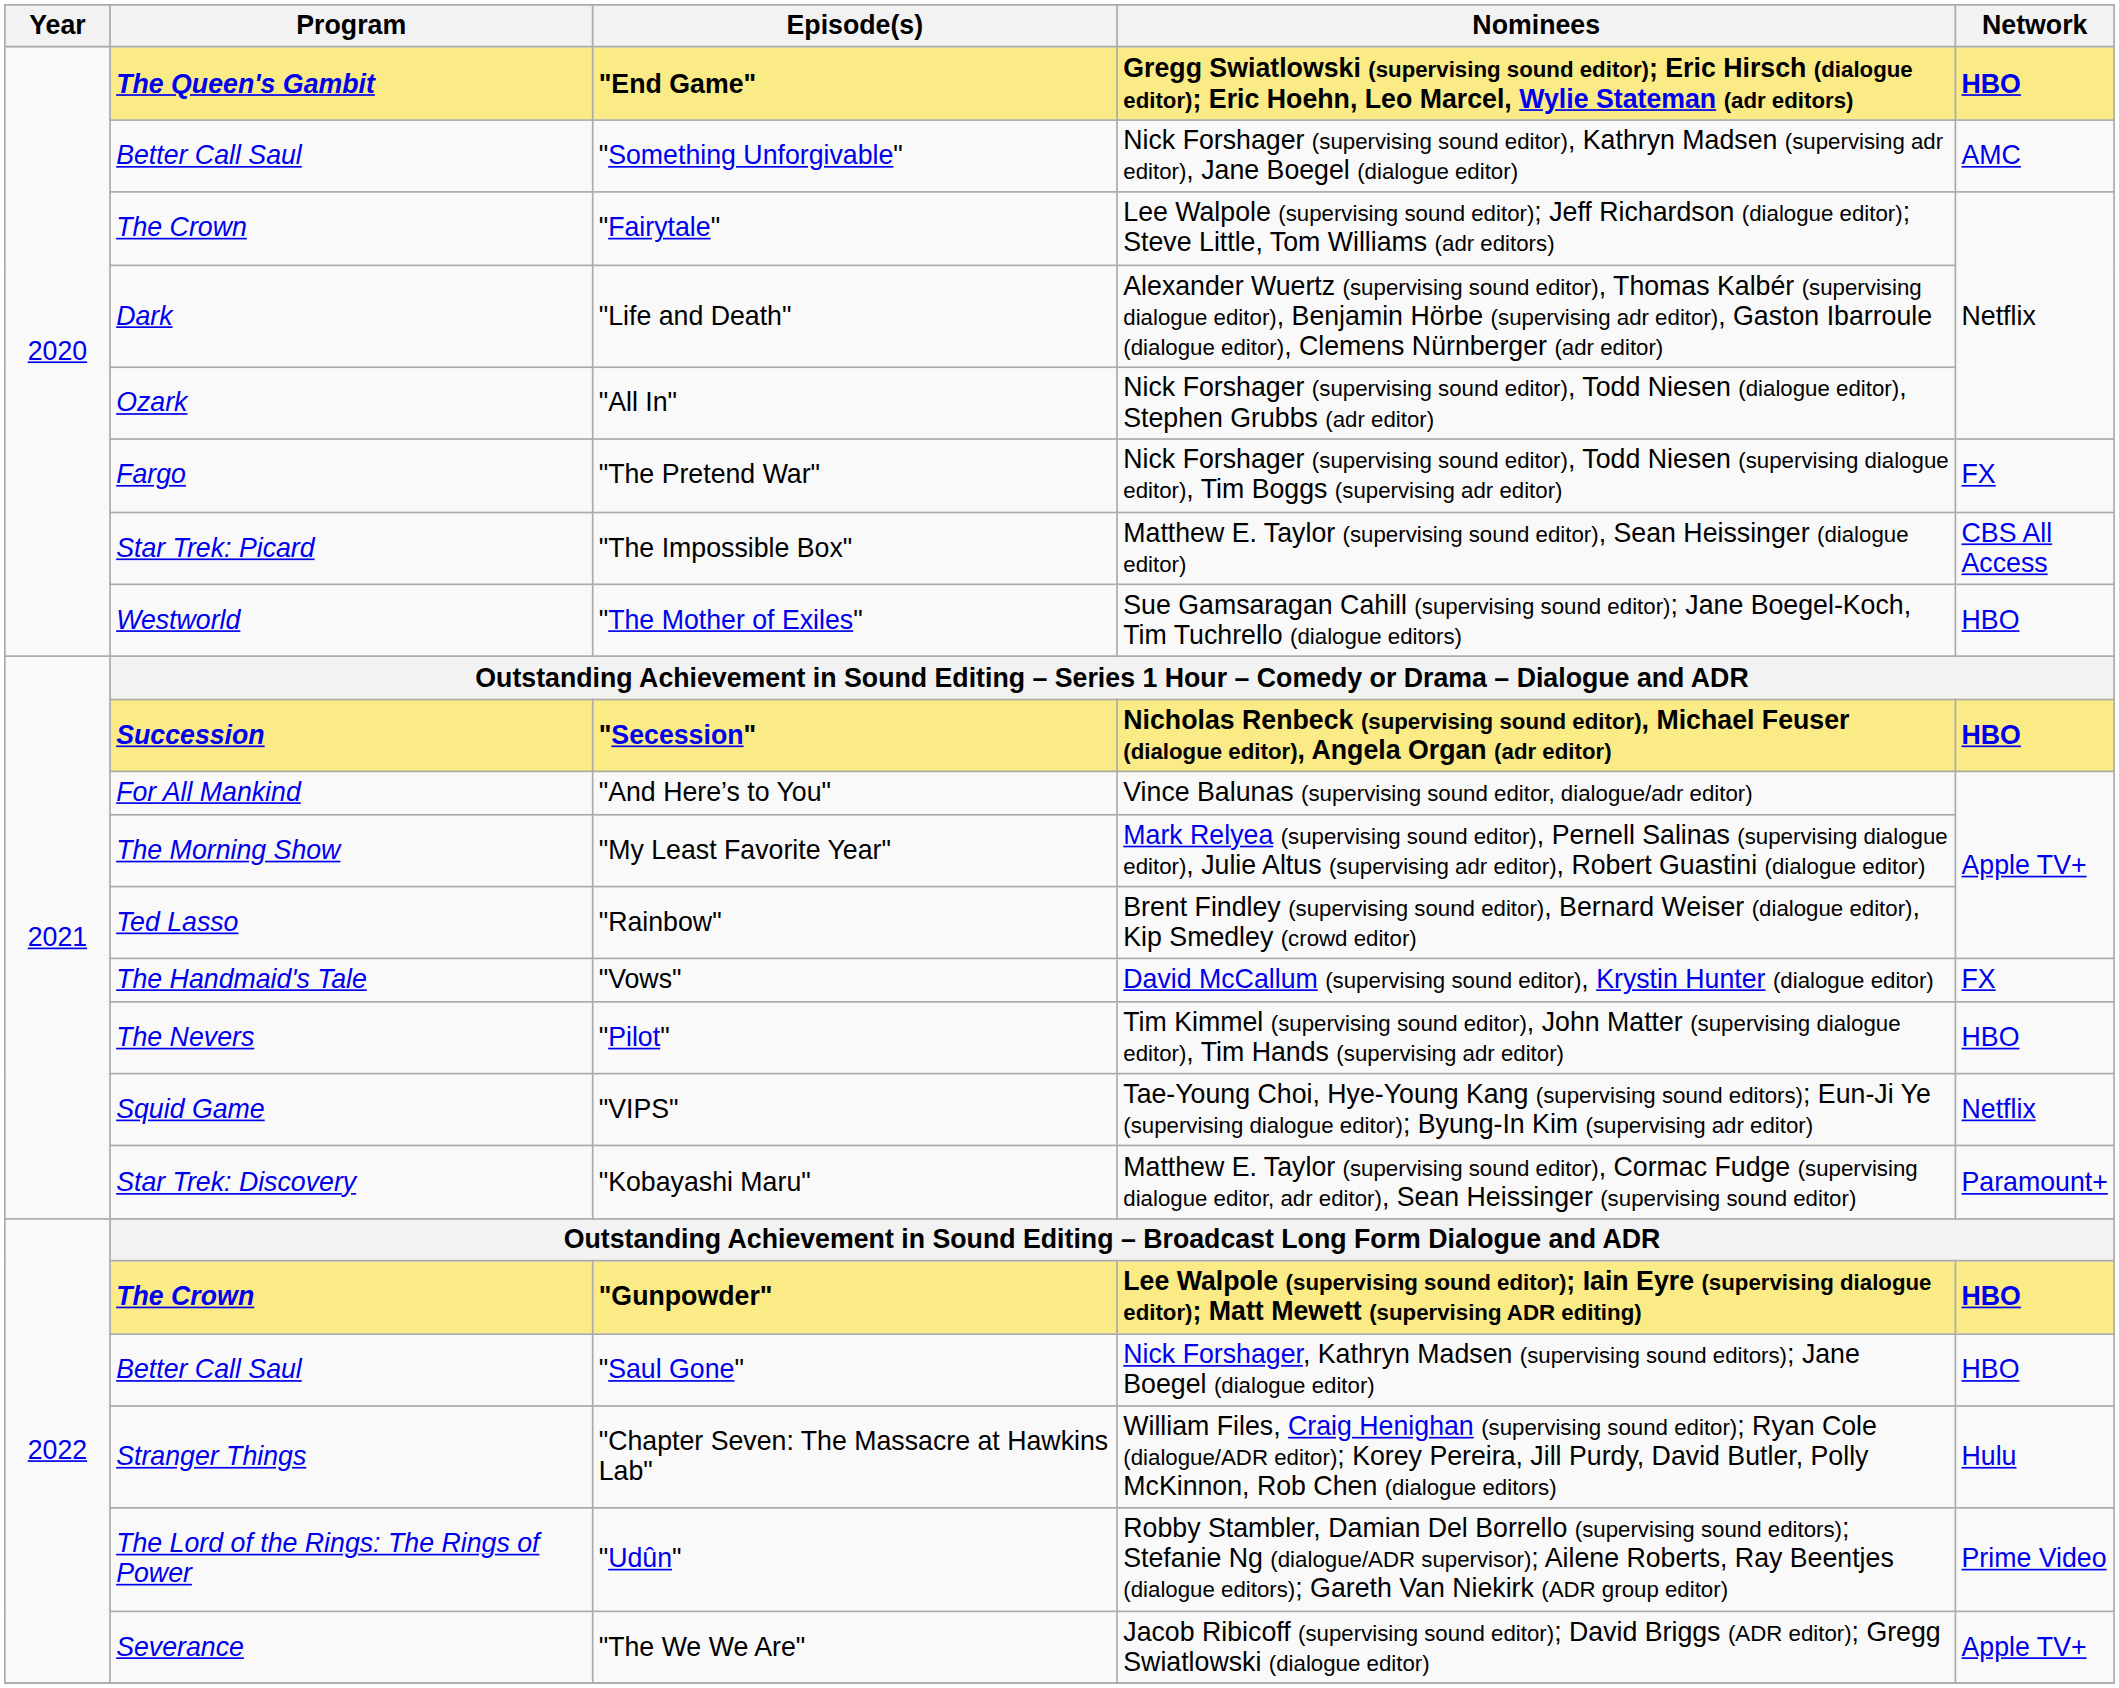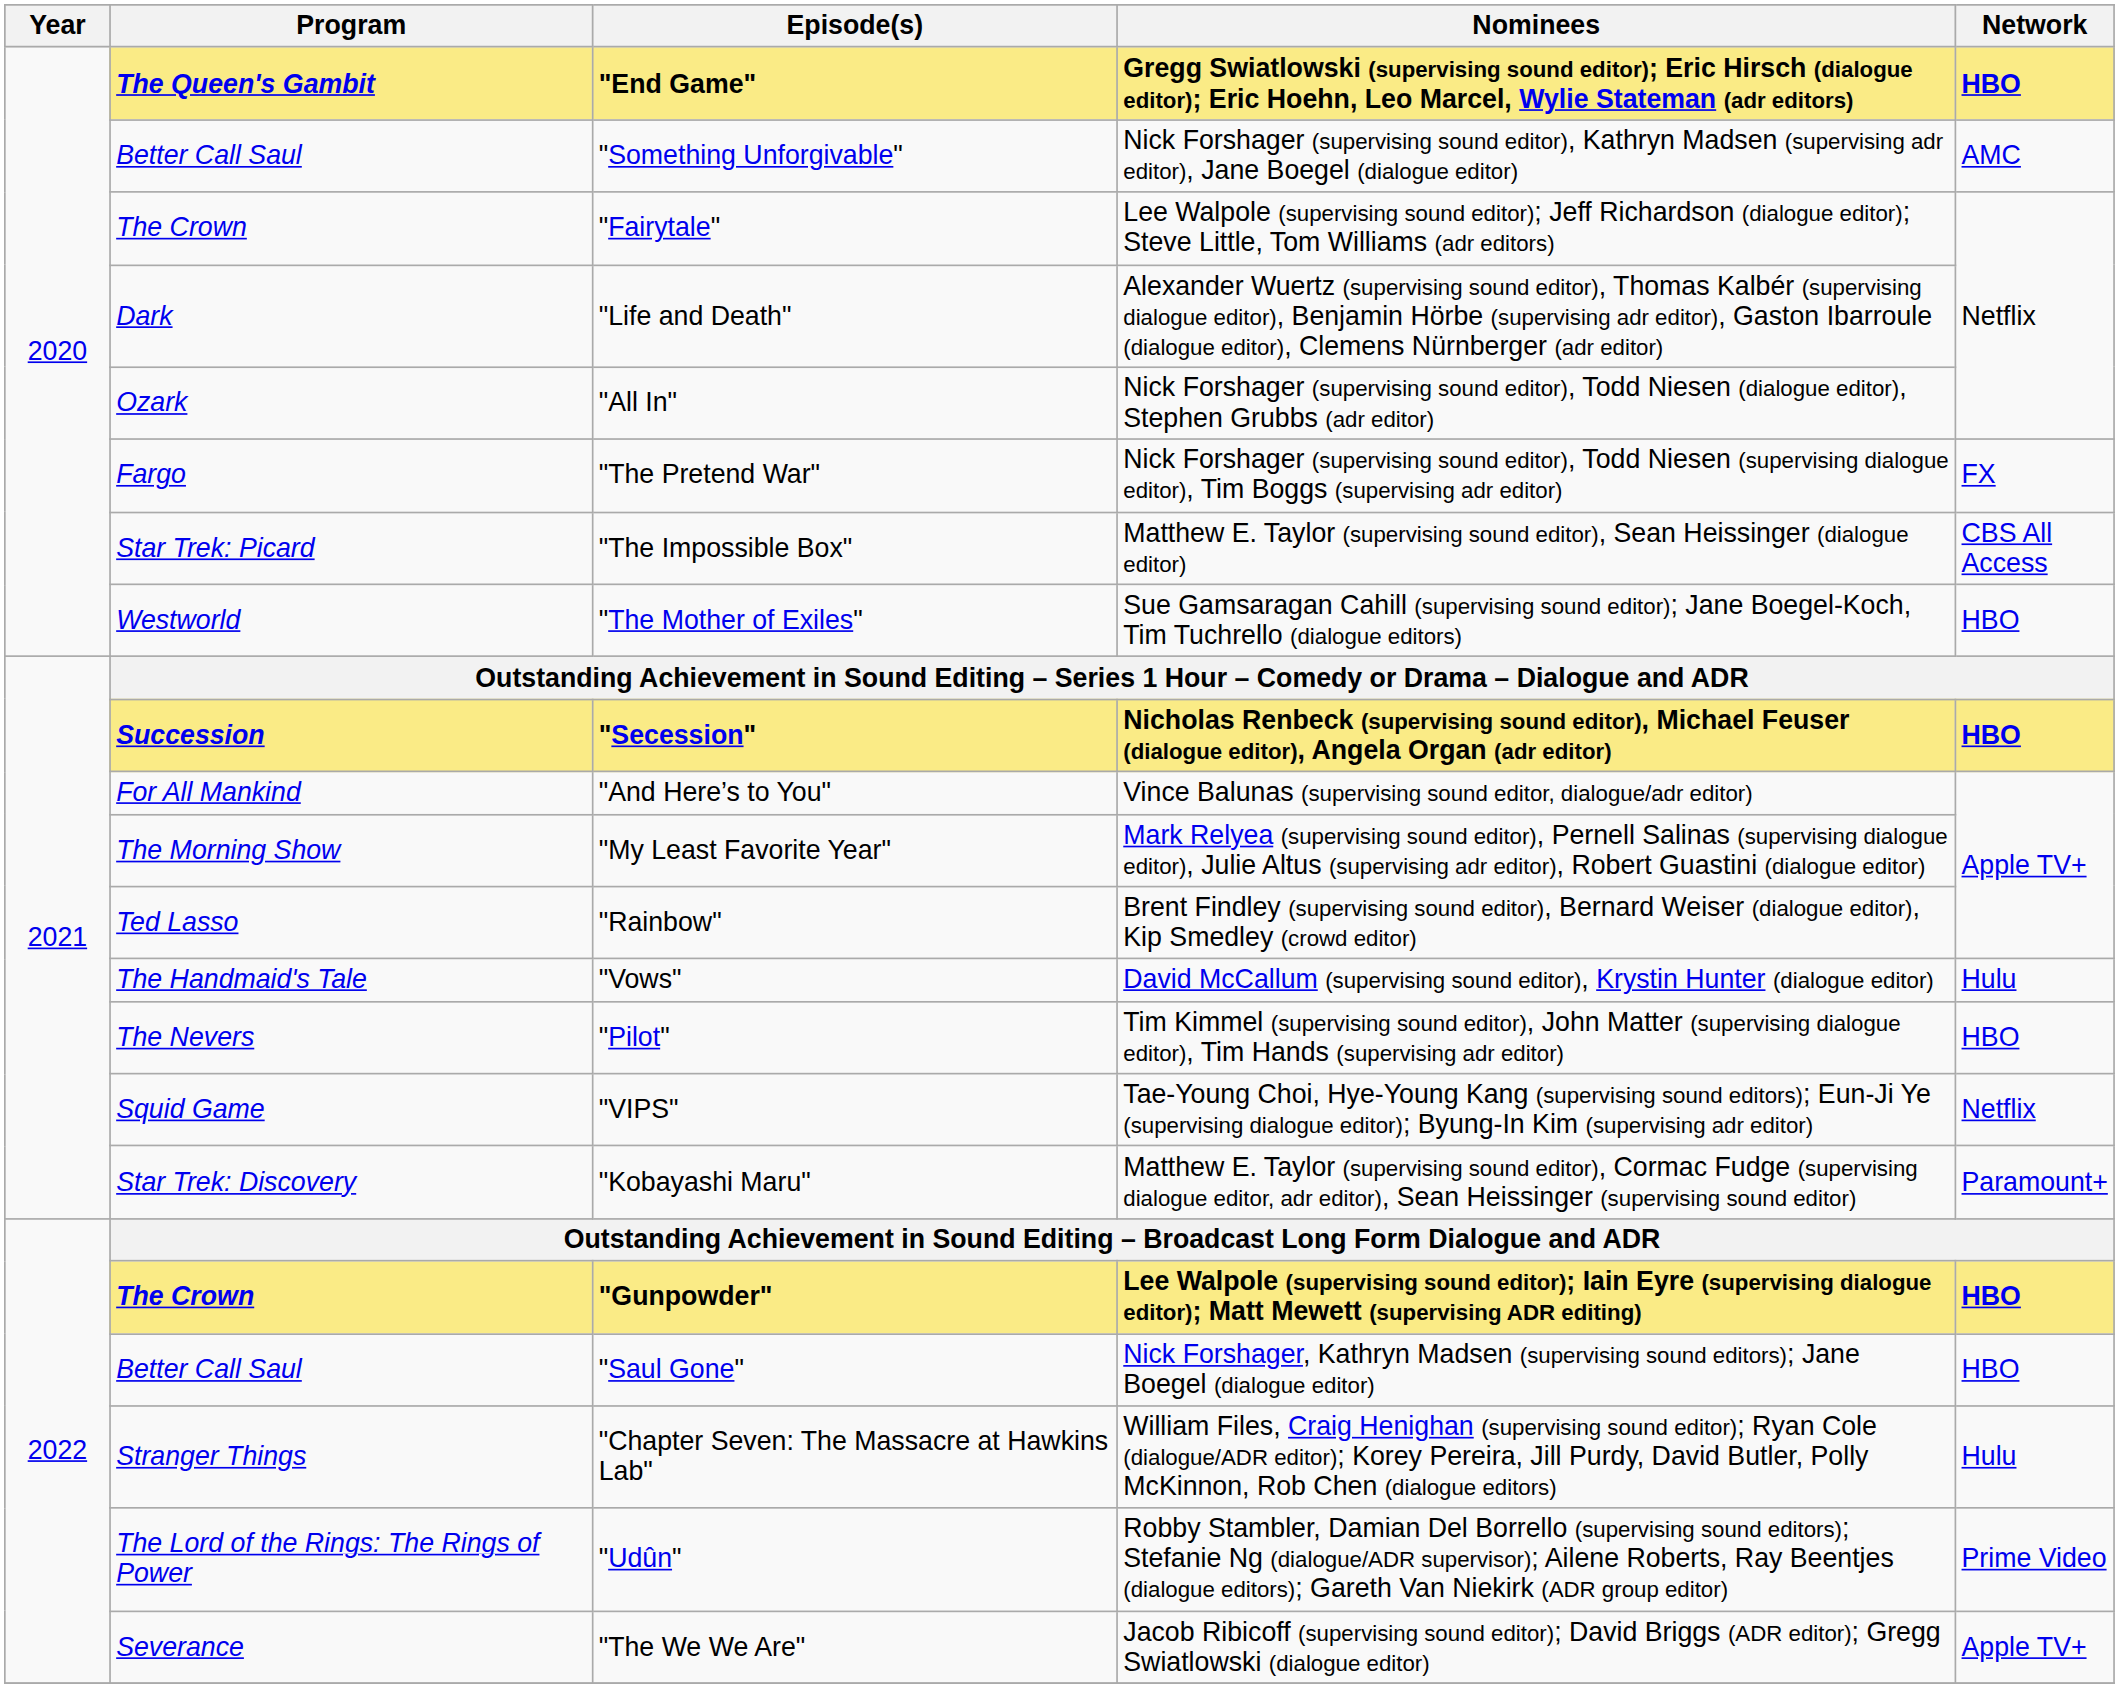(1979, 979) FX -> (1989, 979) Hulu
